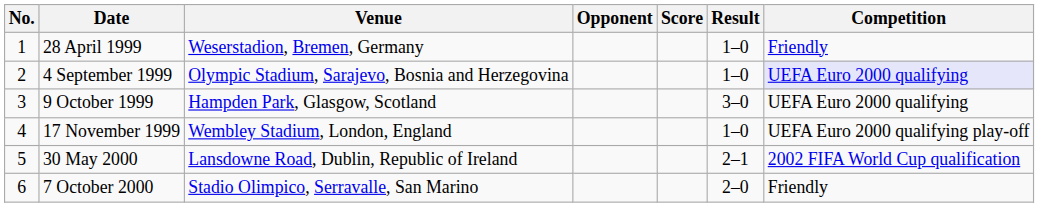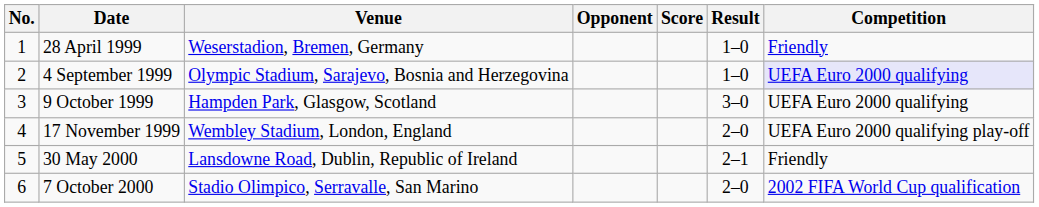(735, 131) 1–0 -> (735, 131) 2–0
(894, 159) 2002 FIFA World Cup qualification -> (798, 159) Friendly
(798, 187) Friendly -> (894, 187) 2002 FIFA World Cup qualification
